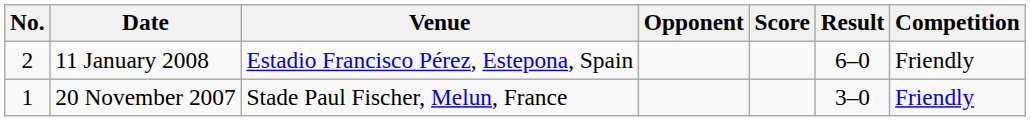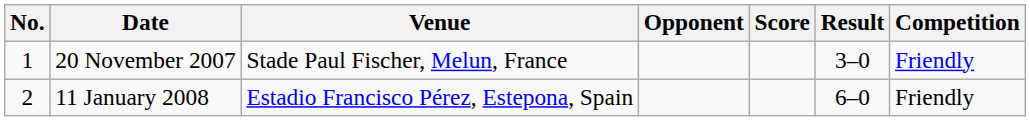rows swapped: (145, 97) <-> (132, 60)
